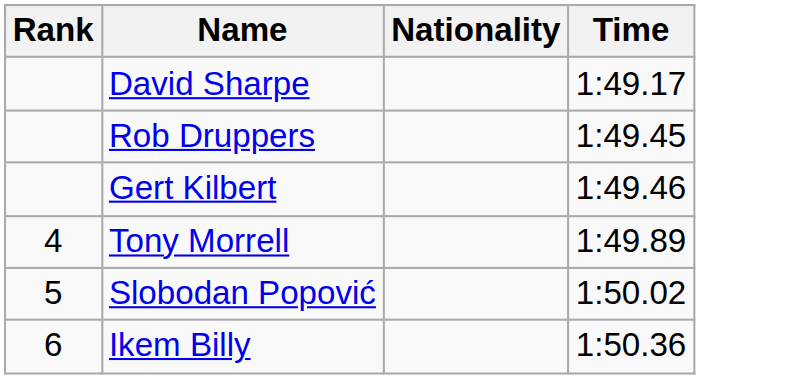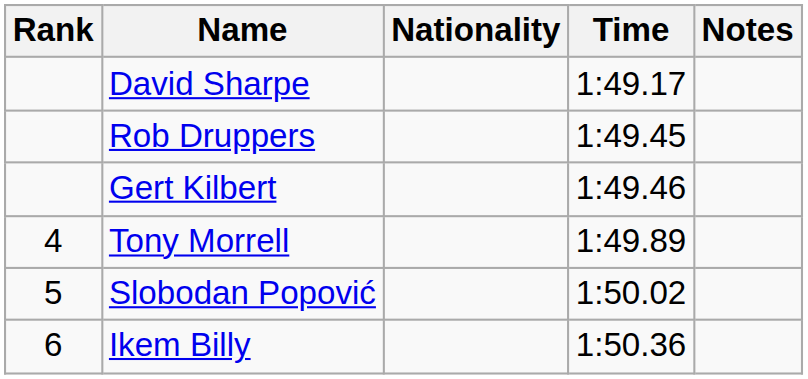+ column: (748, 30)
